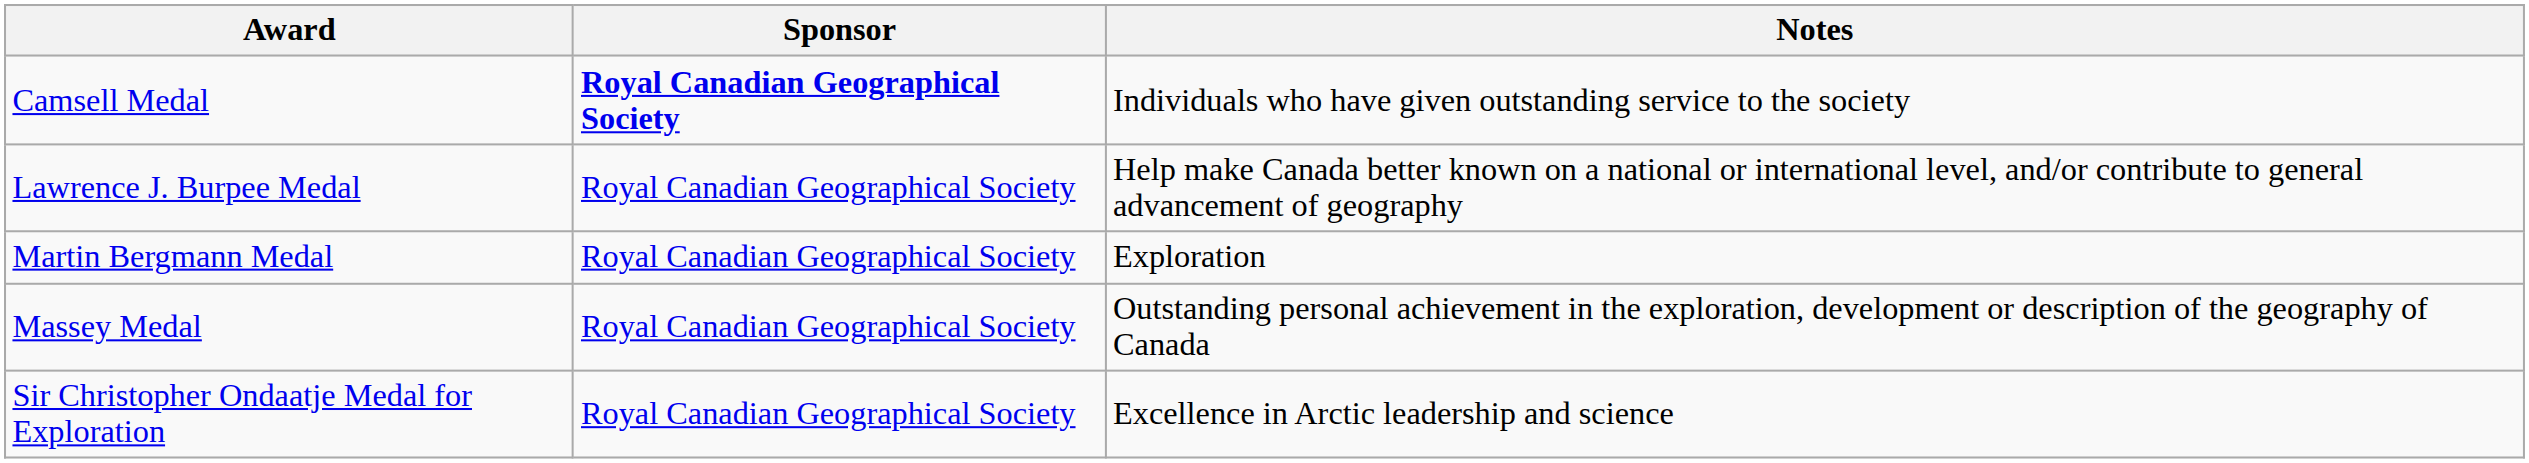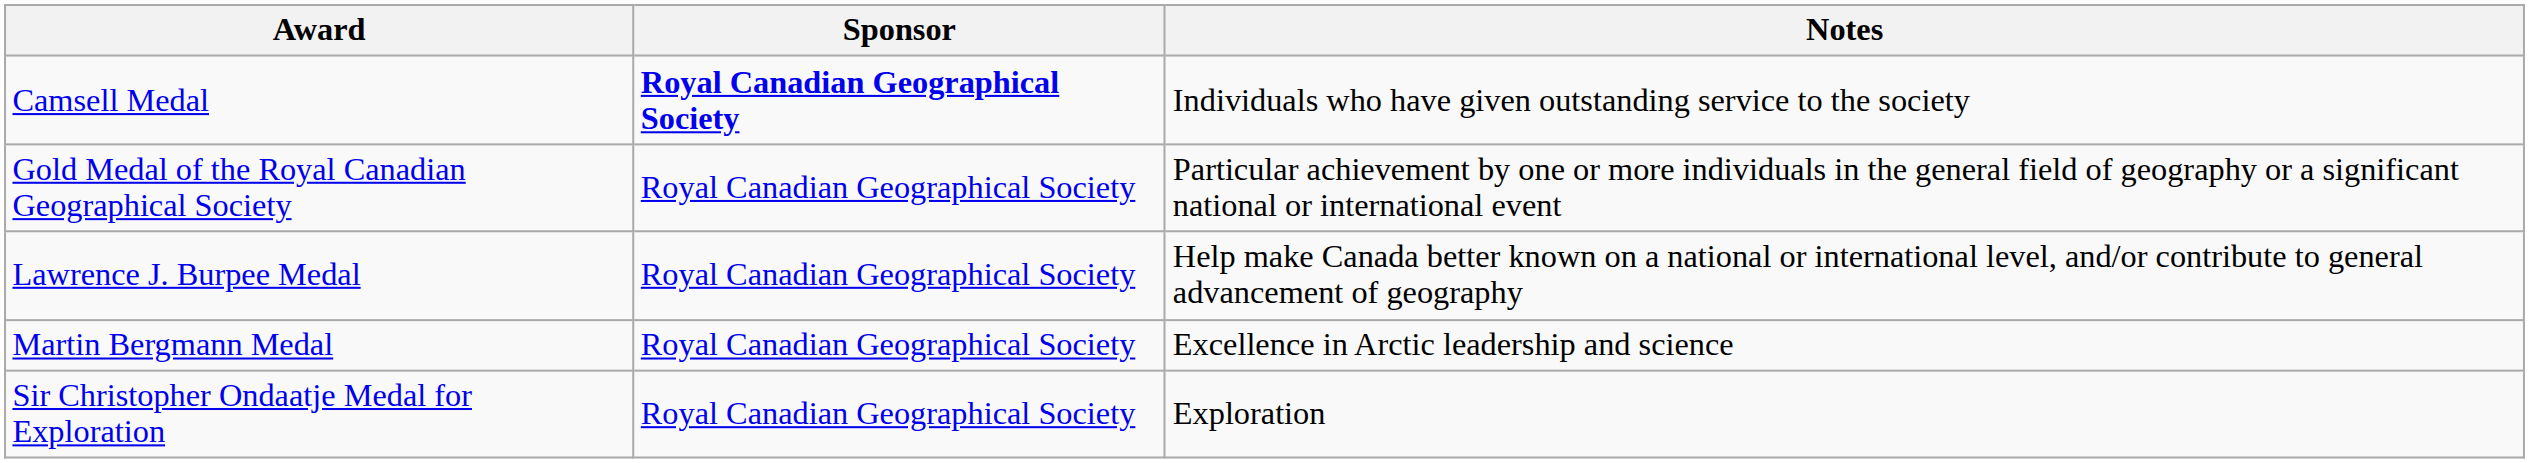+ row: (239, 187)
(1189, 256) Exploration -> (1453, 344) Excellence in Arctic leadership and science
- row: (107, 326)
(1393, 413) Excellence in Arctic leadership and science -> (1249, 413) Exploration
